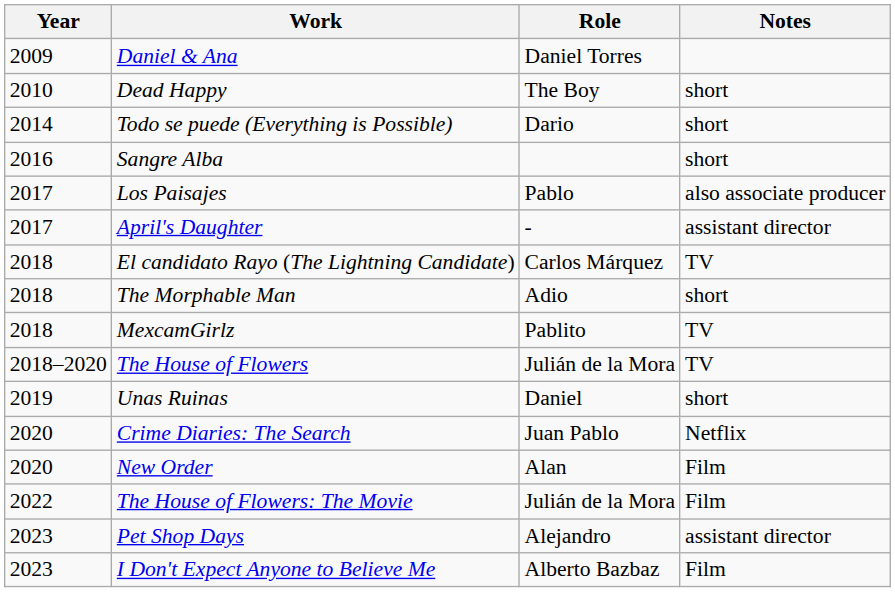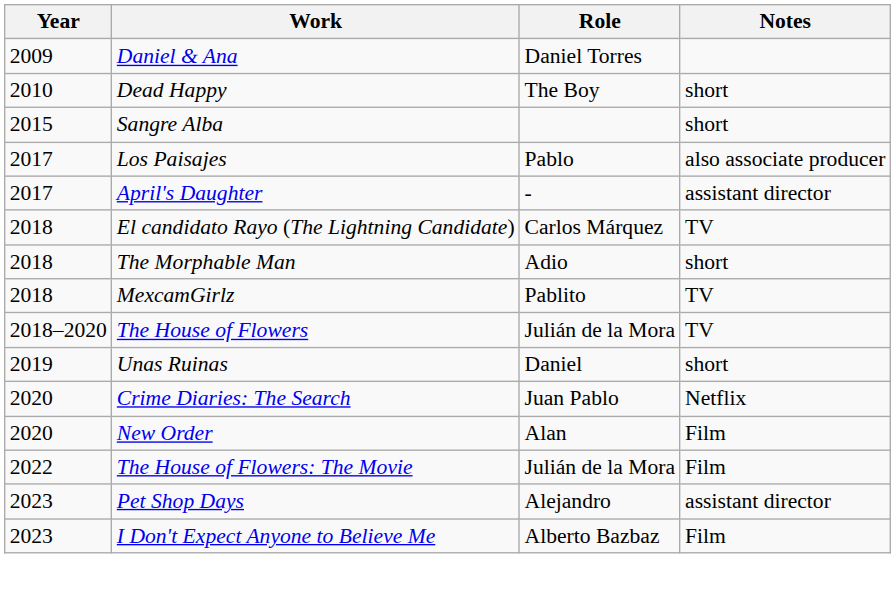- row: (285, 124)
(31, 158) 2016 -> (31, 124) 2015
